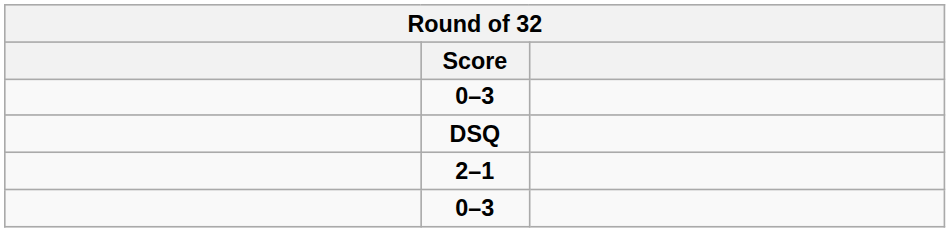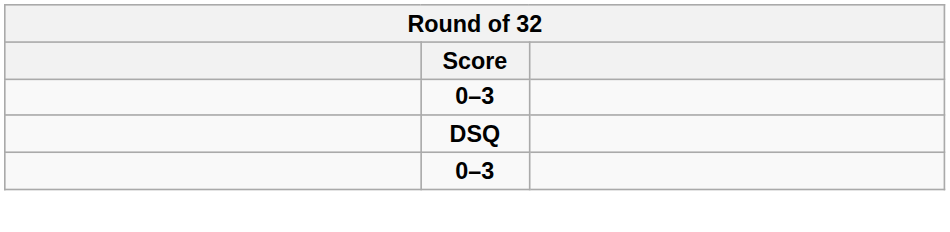- row: (213, 171)
